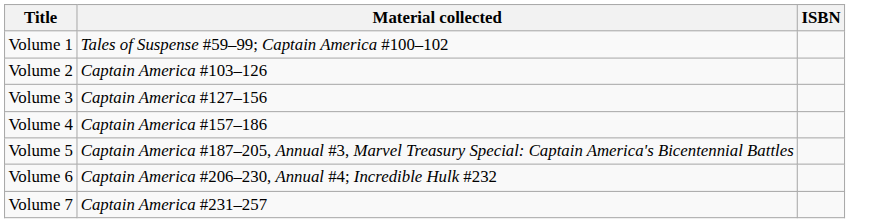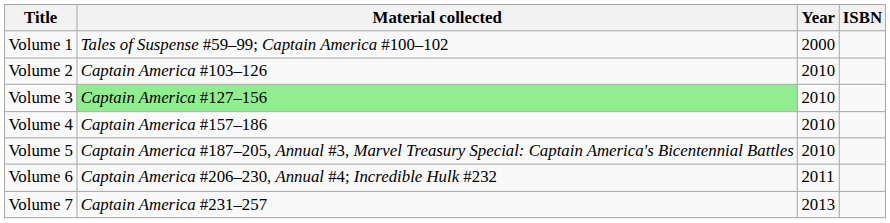+ column: (818, 17)
(174, 97) no background -> (174, 97) lightgreen background
